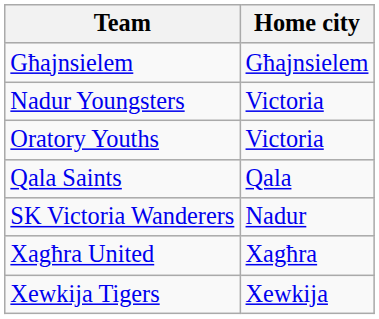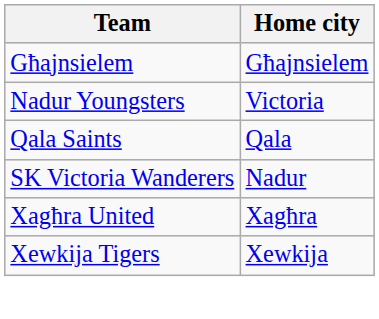- row: (85, 139)
